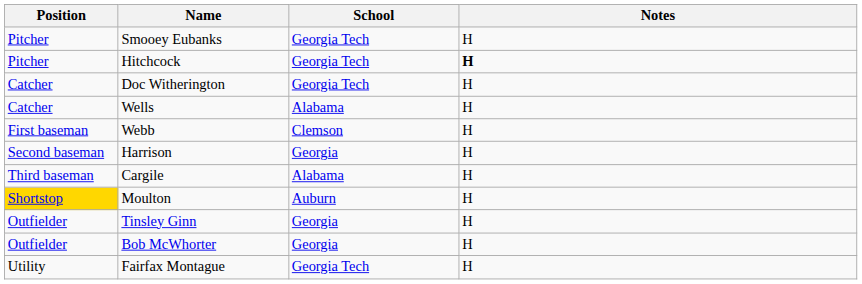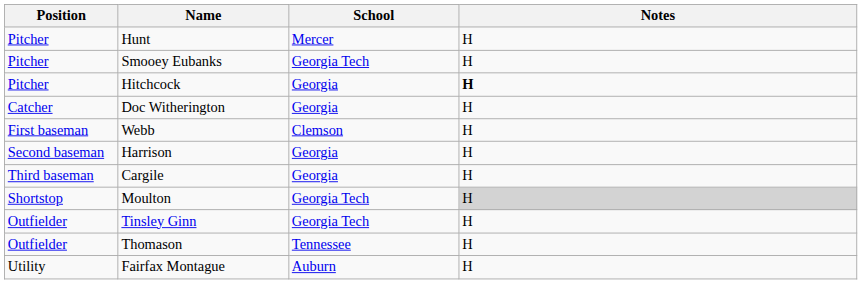+ row: (136, 38)
(330, 61) Georgia Tech -> (315, 84) Georgia
(330, 84) Georgia Tech -> (315, 107) Georgia
- row: (138, 107)
(318, 175) Alabama -> (315, 175) Georgia
(35, 198) gold background -> (35, 198) no background
(314, 198) Auburn -> (330, 198) Georgia Tech
(468, 198) no background -> (468, 198) lightgrey background
(315, 221) Georgia -> (330, 221) Georgia Tech
- row: (169, 244)
+ row: (152, 244)
(330, 267) Georgia Tech -> (314, 267) Auburn
